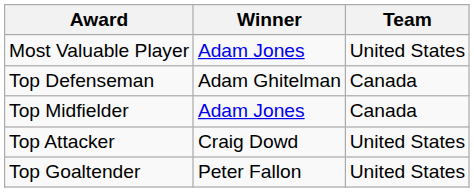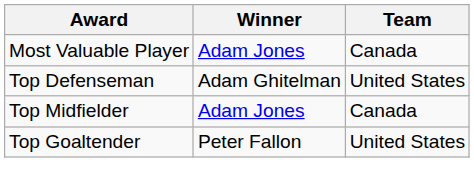(407, 50) United States -> (383, 50) Canada
(383, 80) Canada -> (407, 80) United States
- row: (62, 141)
